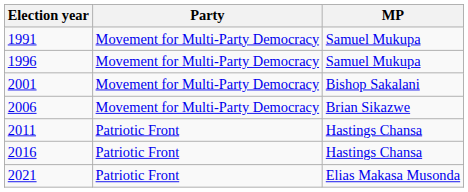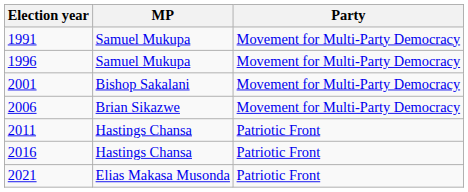columns swapped: (393, 15) <-> (207, 15)
